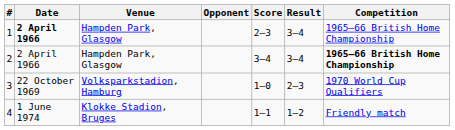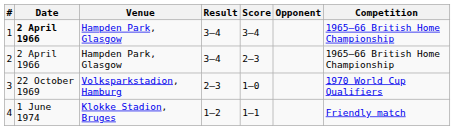columns swapped: (226, 12) <-> (304, 12)
(262, 33) 2–3 -> (251, 33) 3–4
(262, 59) 3–4 -> (251, 59) 2–3
(383, 59) bold -> (383, 59) normal
